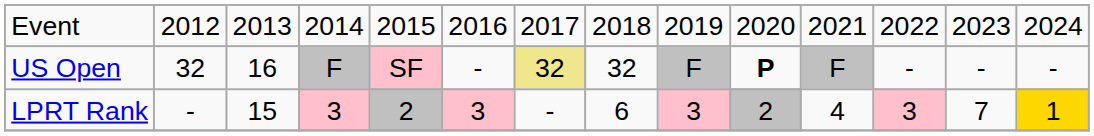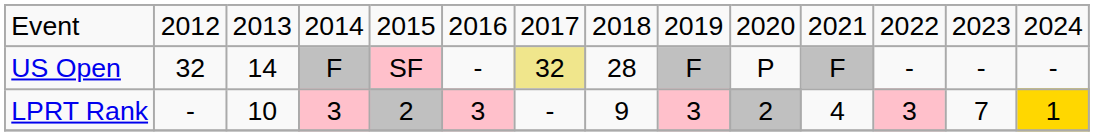(262, 68) 16 -> (262, 68) 14
(622, 68) 32 -> (622, 68) 28
(766, 68) bold -> (766, 68) normal
(262, 110) 15 -> (262, 110) 10
(622, 110) 6 -> (622, 110) 9
